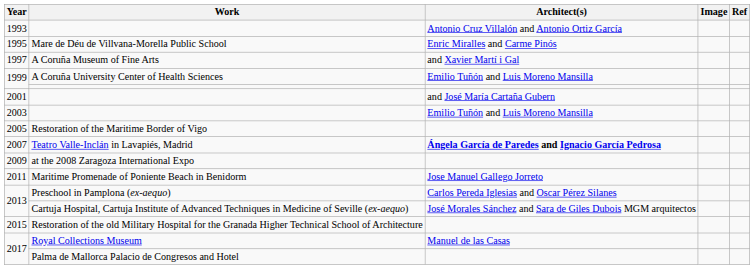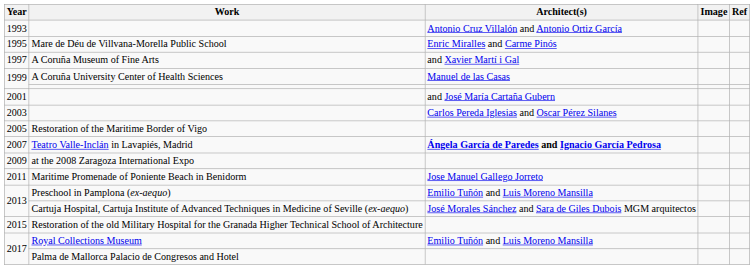(510, 76) Emilio Tuñón and Luis Moreno Mansilla -> (469, 76) Manuel de las Casas
(510, 113) Emilio Tuñón and Luis Moreno Mansilla -> (522, 113) Carlos Pereda Iglesias and Oscar Pérez Silanes
(522, 192) Carlos Pereda Iglesias and Oscar Pérez Silanes -> (510, 192) Emilio Tuñón and Luis Moreno Mansilla
(469, 240) Manuel de las Casas -> (510, 240) Emilio Tuñón and Luis Moreno Mansilla
